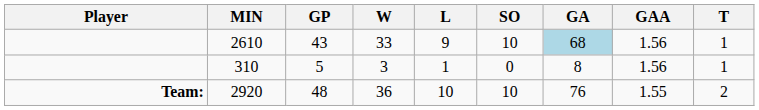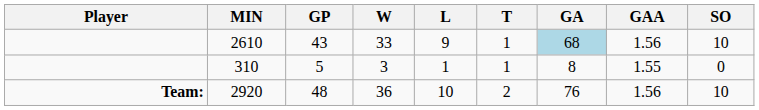columns swapped: (724, 17) <-> (510, 17)
(653, 67) 1.56 -> (647, 67) 1.55
(653, 92) 1.55 -> (647, 92) 1.56
